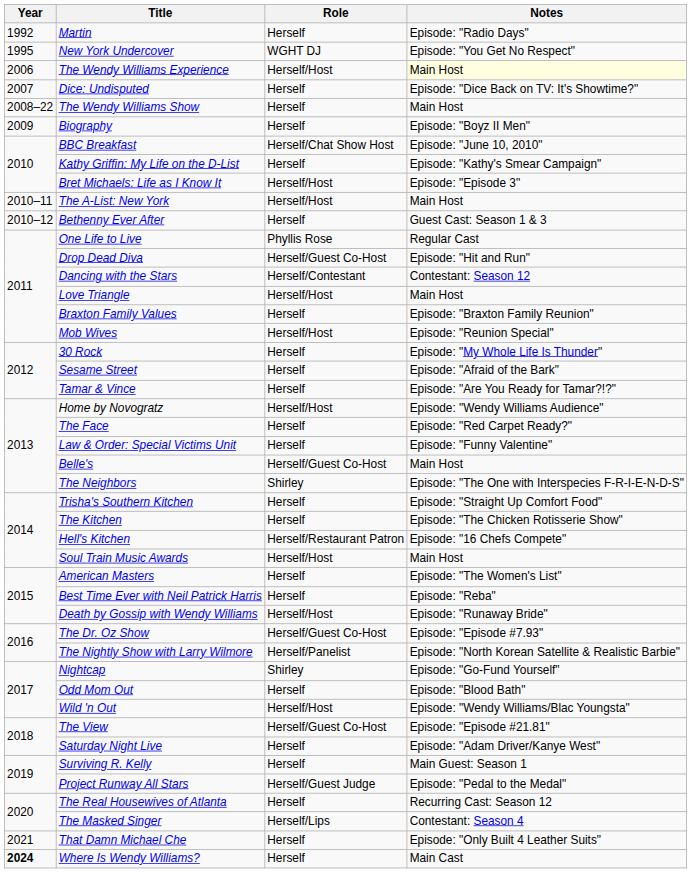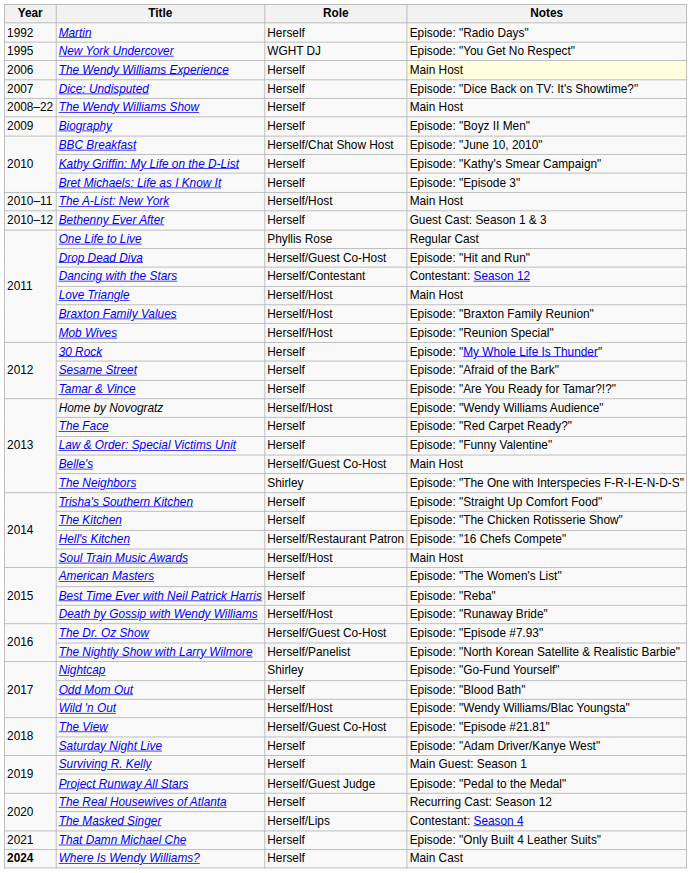(300, 70) Herself/Host -> (286, 70) Herself
(300, 182) Herself/Host -> (286, 182) Herself
(286, 314) Herself -> (300, 314) Herself/Host
